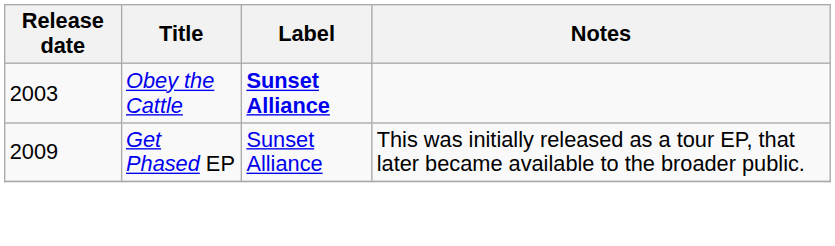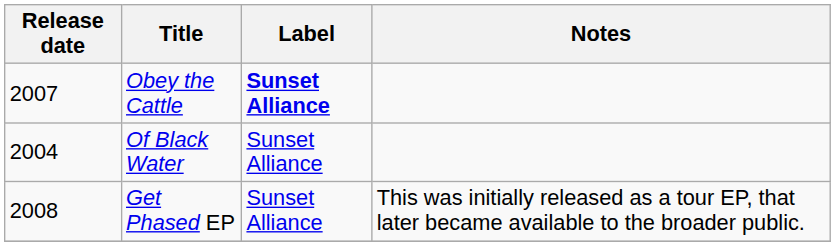(34, 92) 2003 -> (34, 92) 2007
+ row: (167, 151)
(34, 151) 2009 -> (34, 210) 2008
